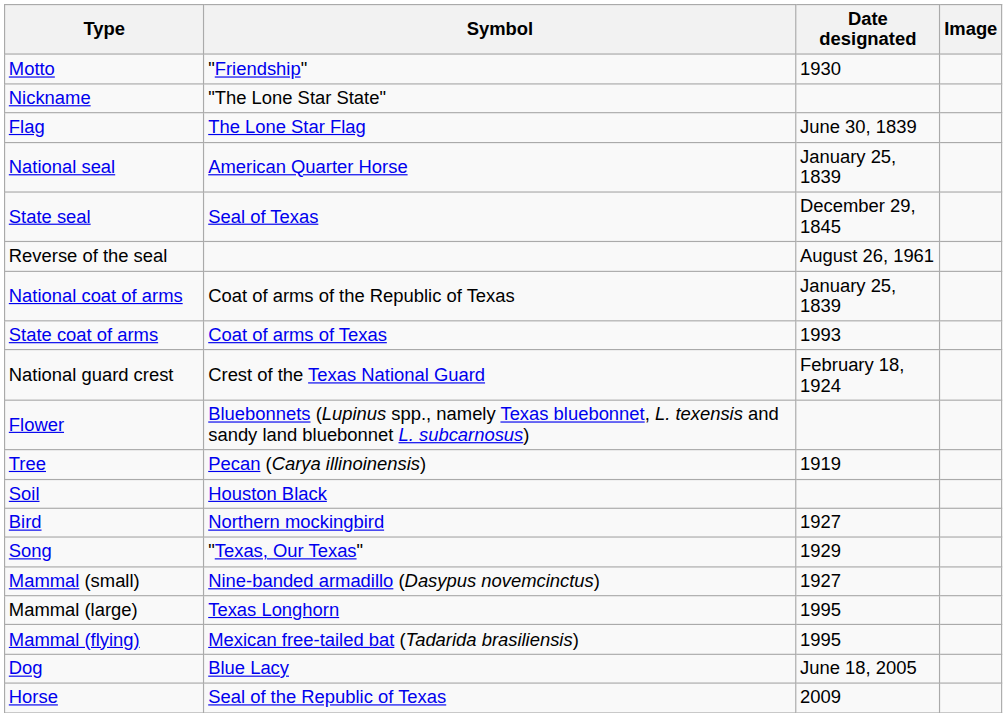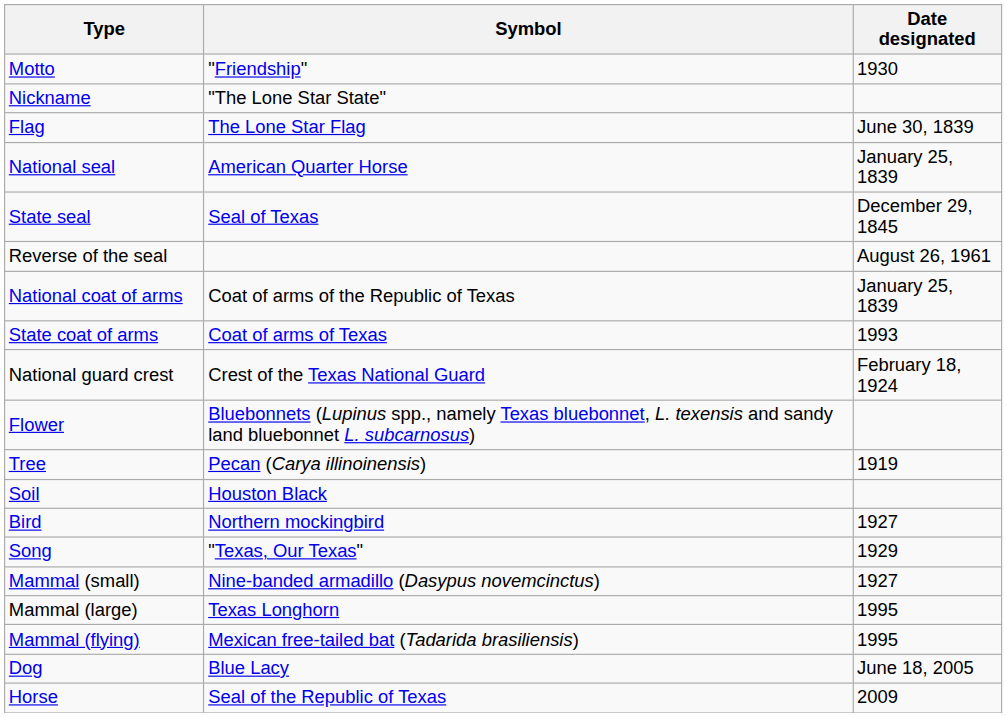- column: (971, 29)
